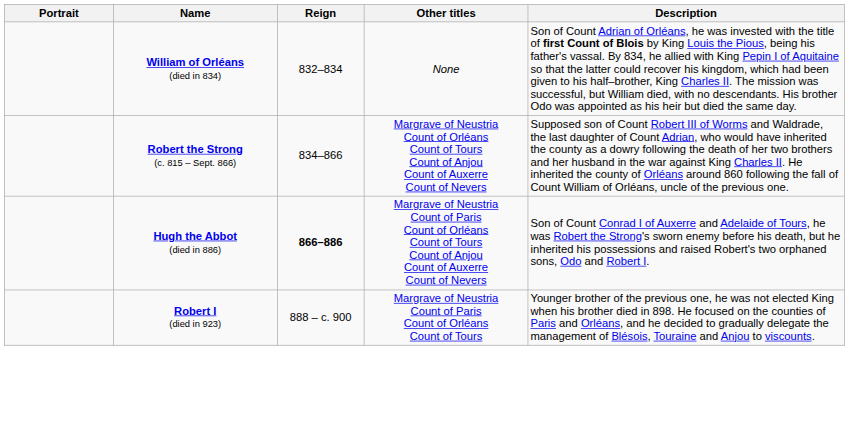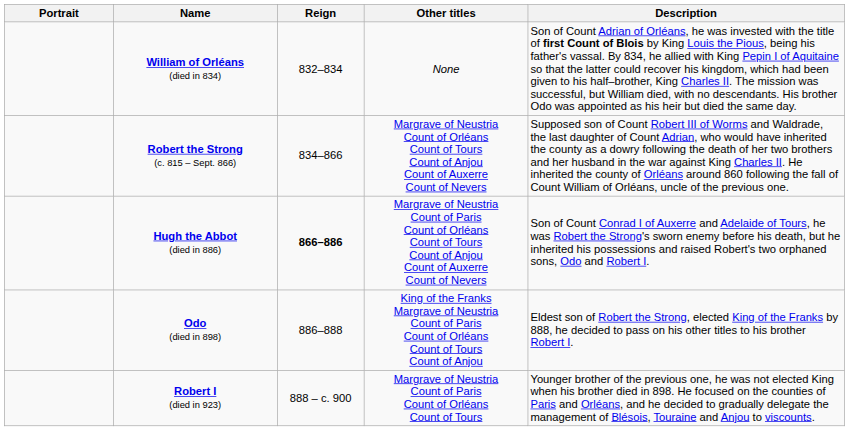+ row: (195, 330)
